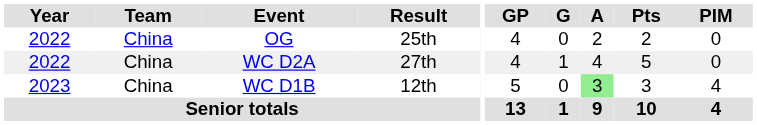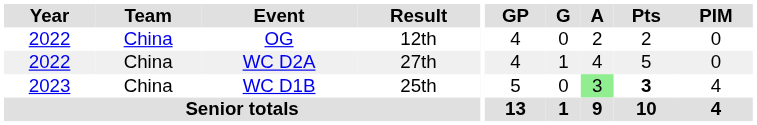(418, 39) 25th -> (418, 39) 12th
(418, 85) 12th -> (418, 85) 25th
(646, 85) normal -> (646, 85) bold
